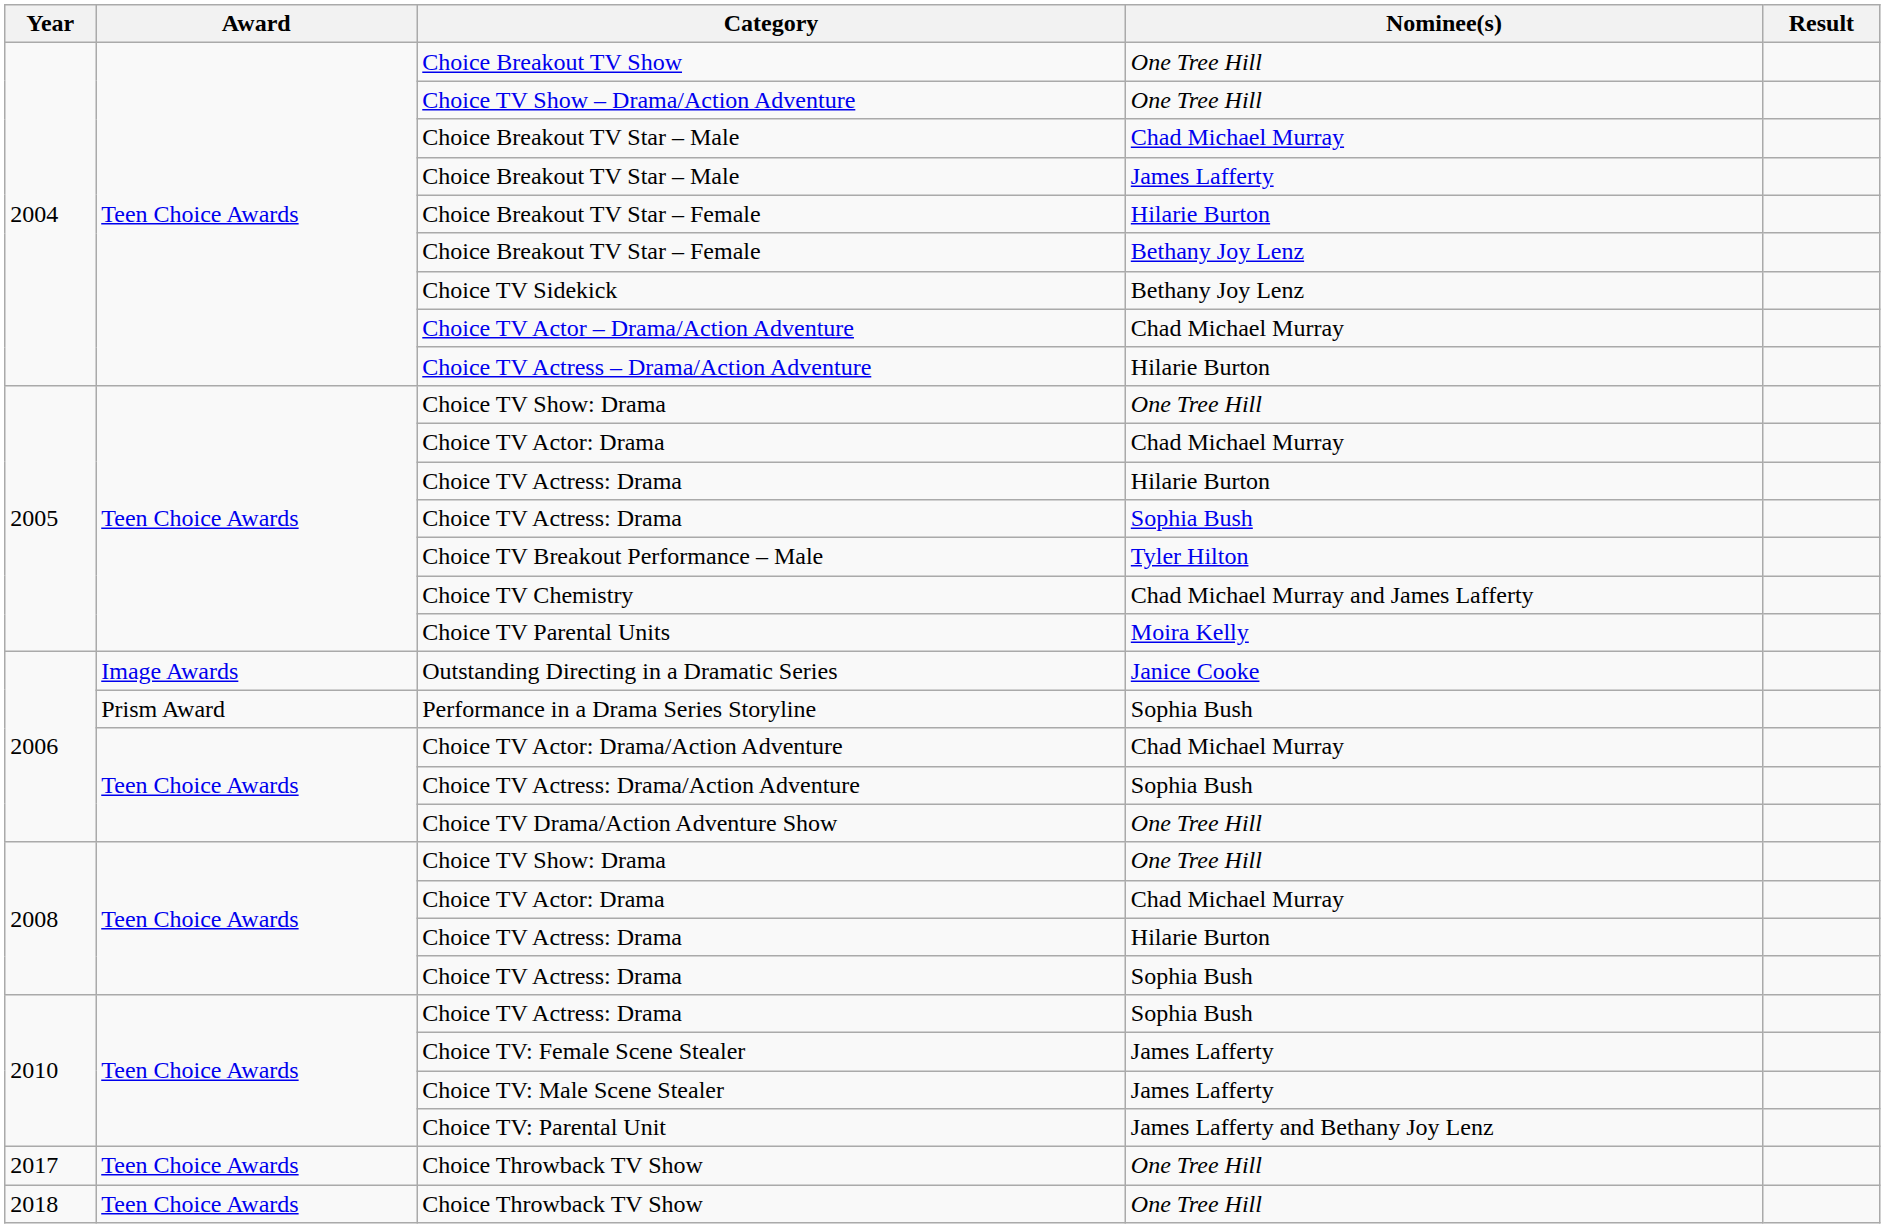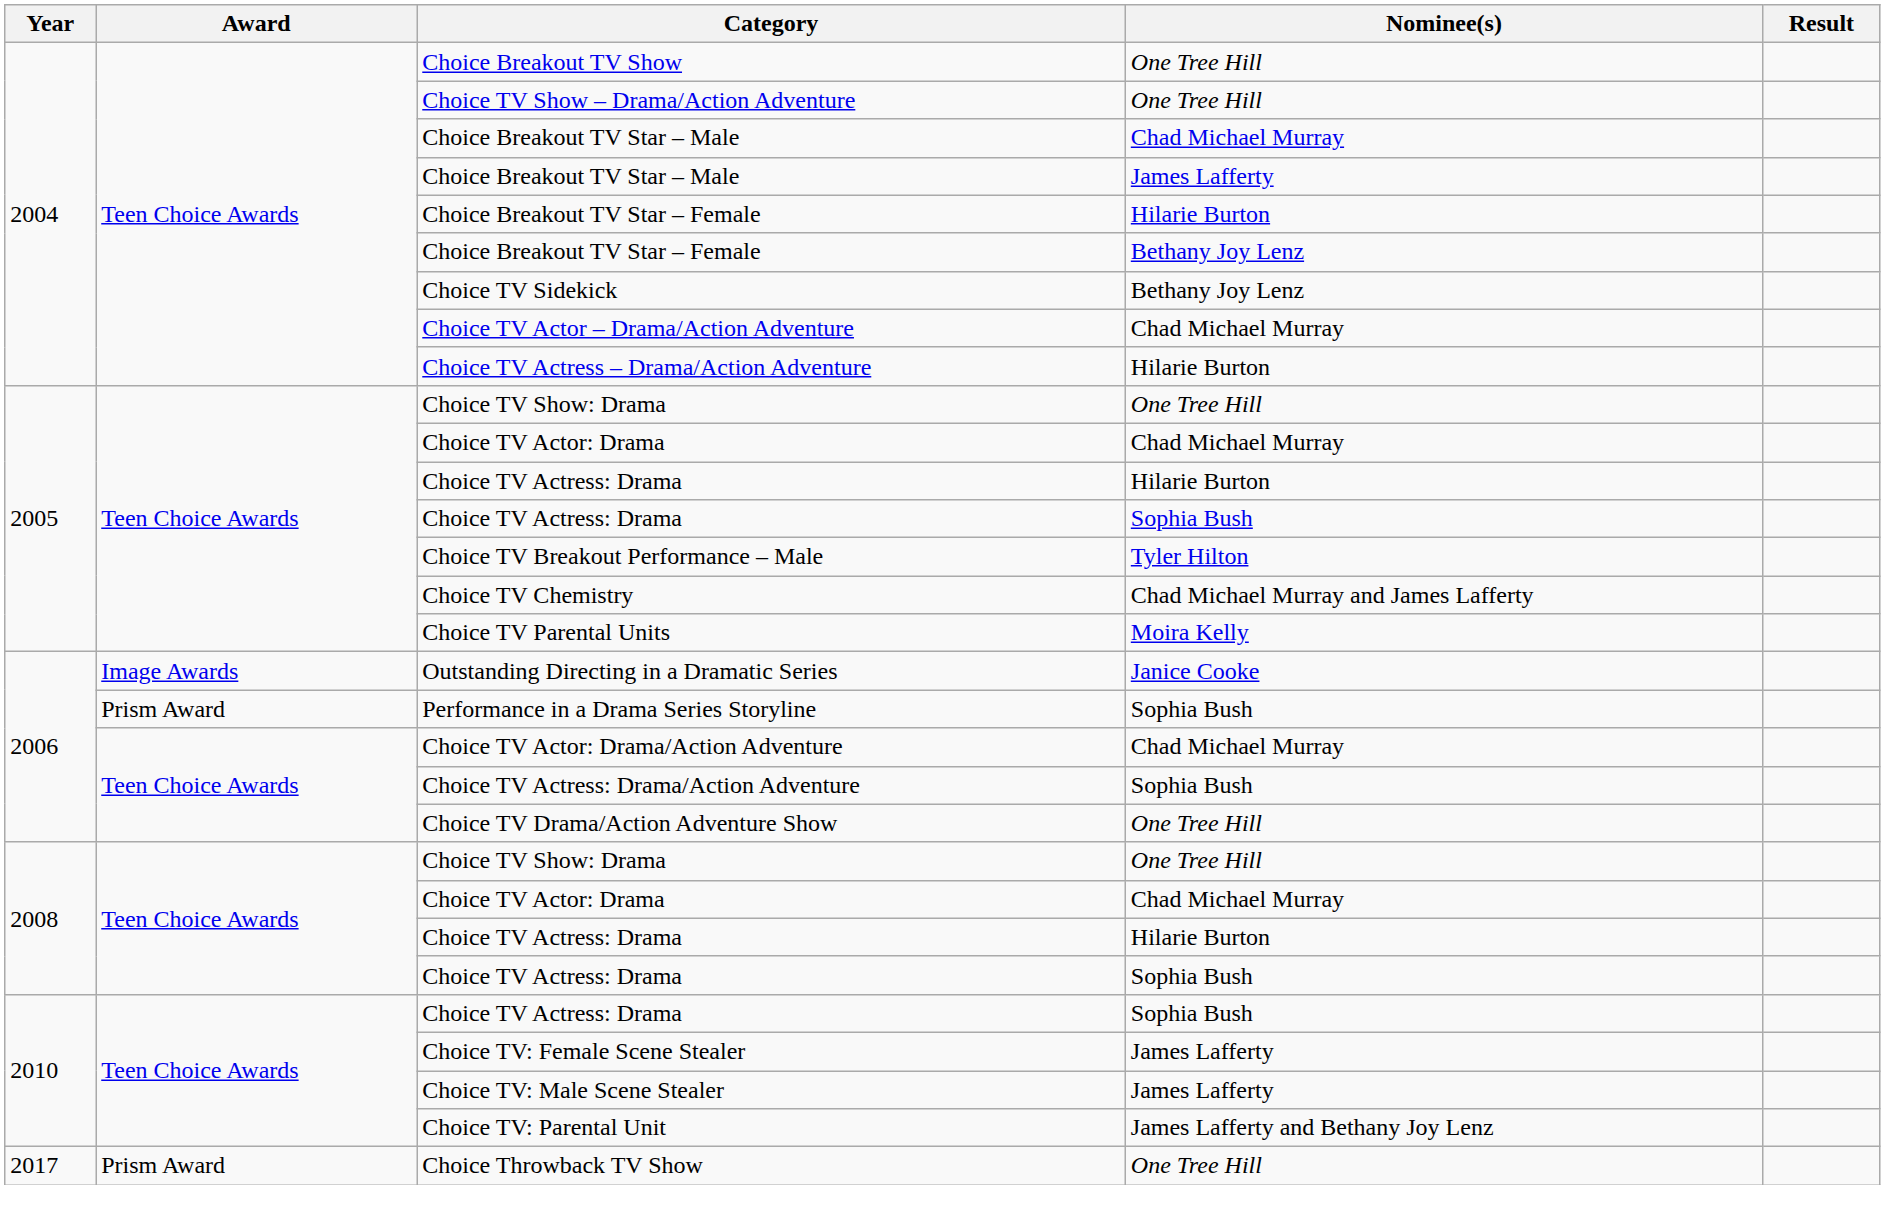(200, 1165) Teen Choice Awards -> (163, 1165) Prism Award
- row: (34, 1203)
